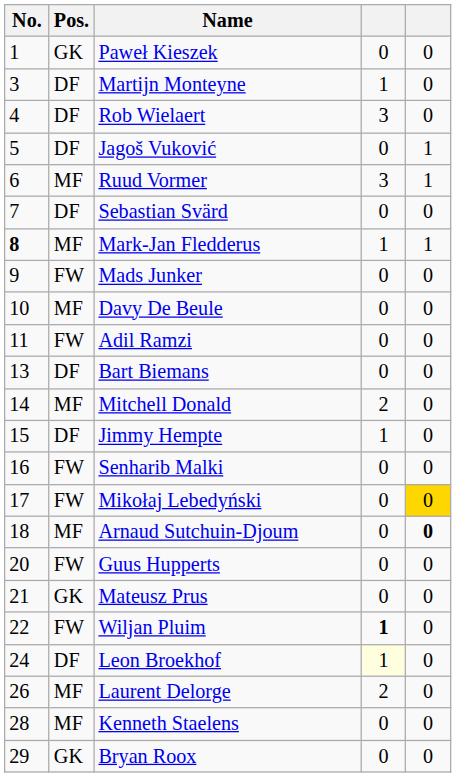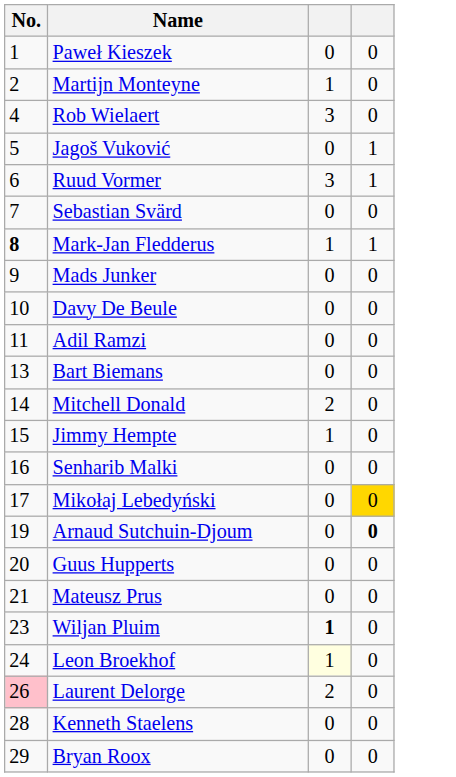- column: (71, 20)
(14, 84) 3 -> (14, 84) 2
(19, 532) 18 -> (19, 532) 19
(19, 627) 22 -> (19, 627) 23
(19, 691) no background -> (19, 691) pink background
